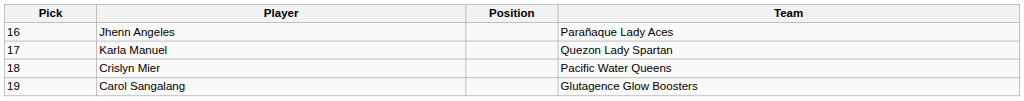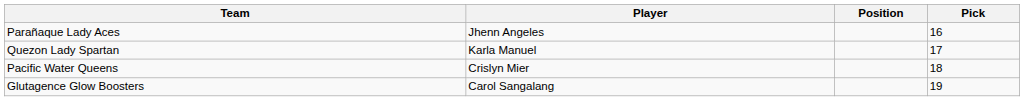columns swapped: (50, 13) <-> (789, 13)
